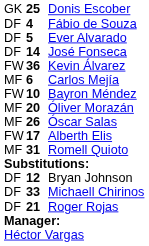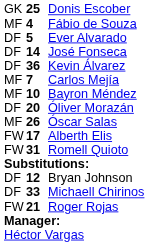(12, 23) DF -> (13, 23) MF
(14, 65) FW -> (12, 65) DF
(30, 79) 6 -> (30, 79) 7
(14, 94) FW -> (13, 94) MF
(13, 108) MF -> (12, 108) DF
(13, 150) MF -> (14, 150) FW
(12, 206) DF -> (14, 206) FW
